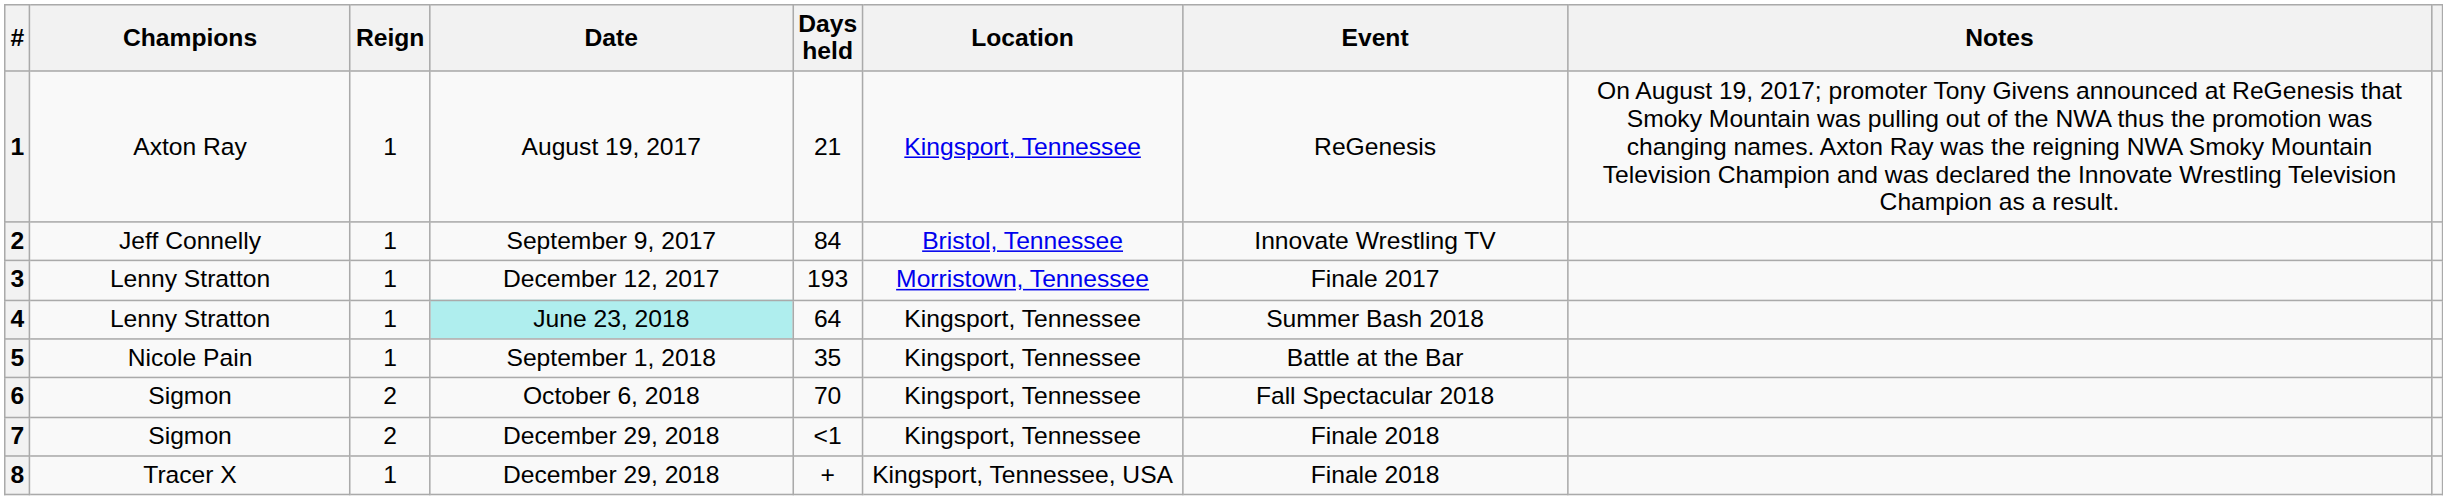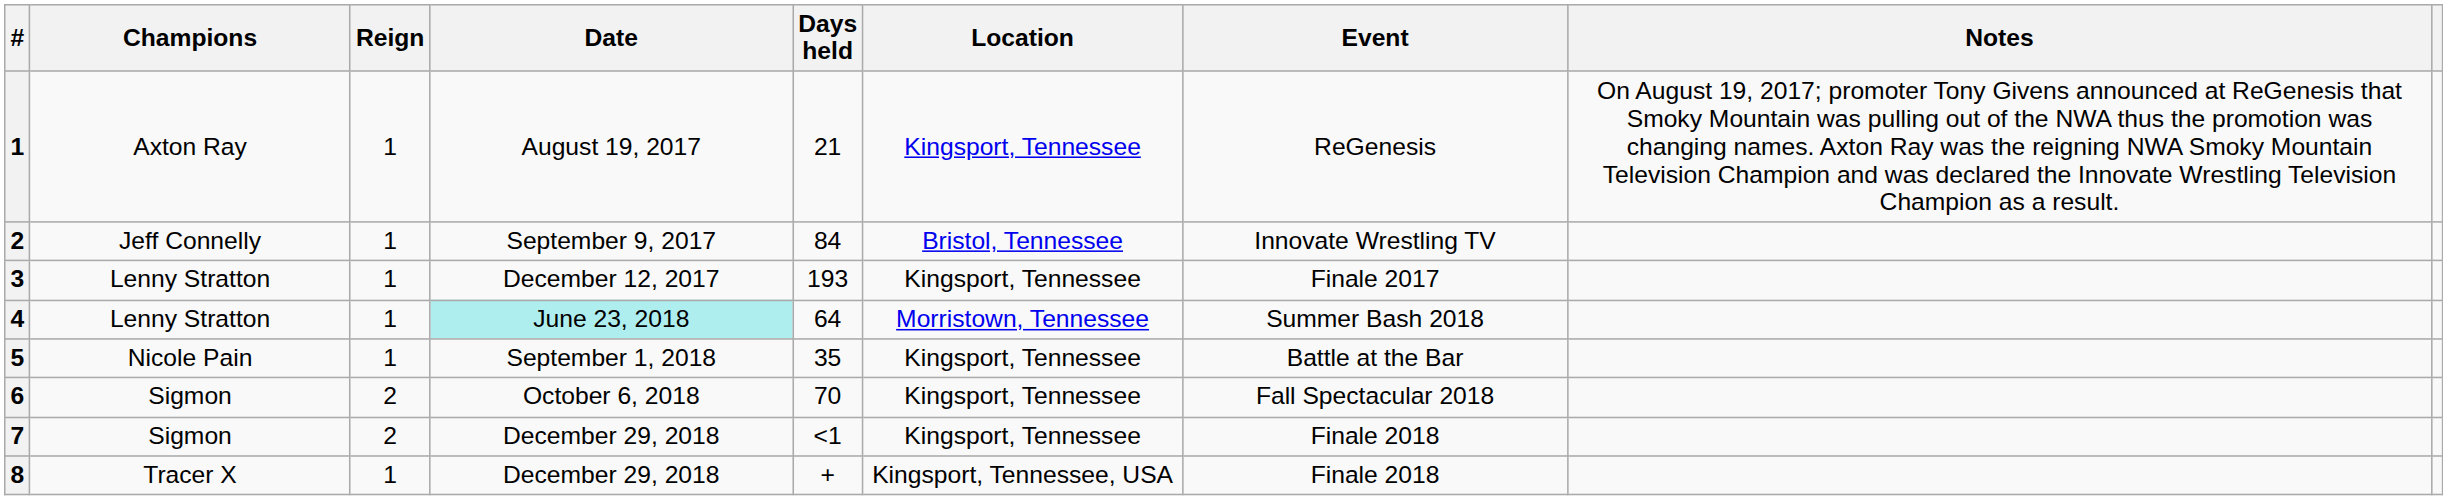(1023, 279) Morristown, Tennessee -> (1023, 279) Kingsport, Tennessee
(1023, 318) Kingsport, Tennessee -> (1023, 318) Morristown, Tennessee
